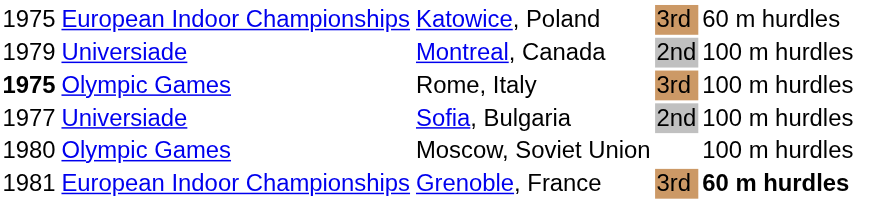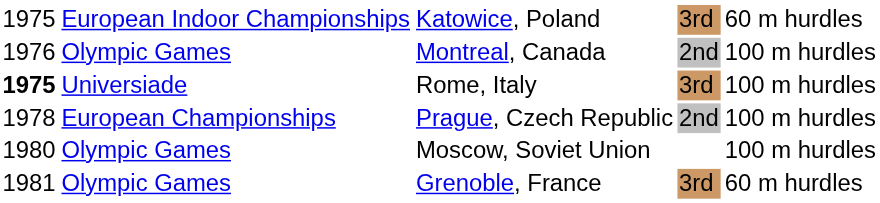(29, 52) 1979 -> (29, 52) 1976
(124, 52) Universiade -> (146, 52) Olympic Games
(146, 85) Olympic Games -> (124, 85) Universiade
- row: (494, 117)
+ row: (545, 117)
(236, 183) European Indoor Championships -> (146, 183) Olympic Games
(776, 183) bold -> (794, 183) normal
